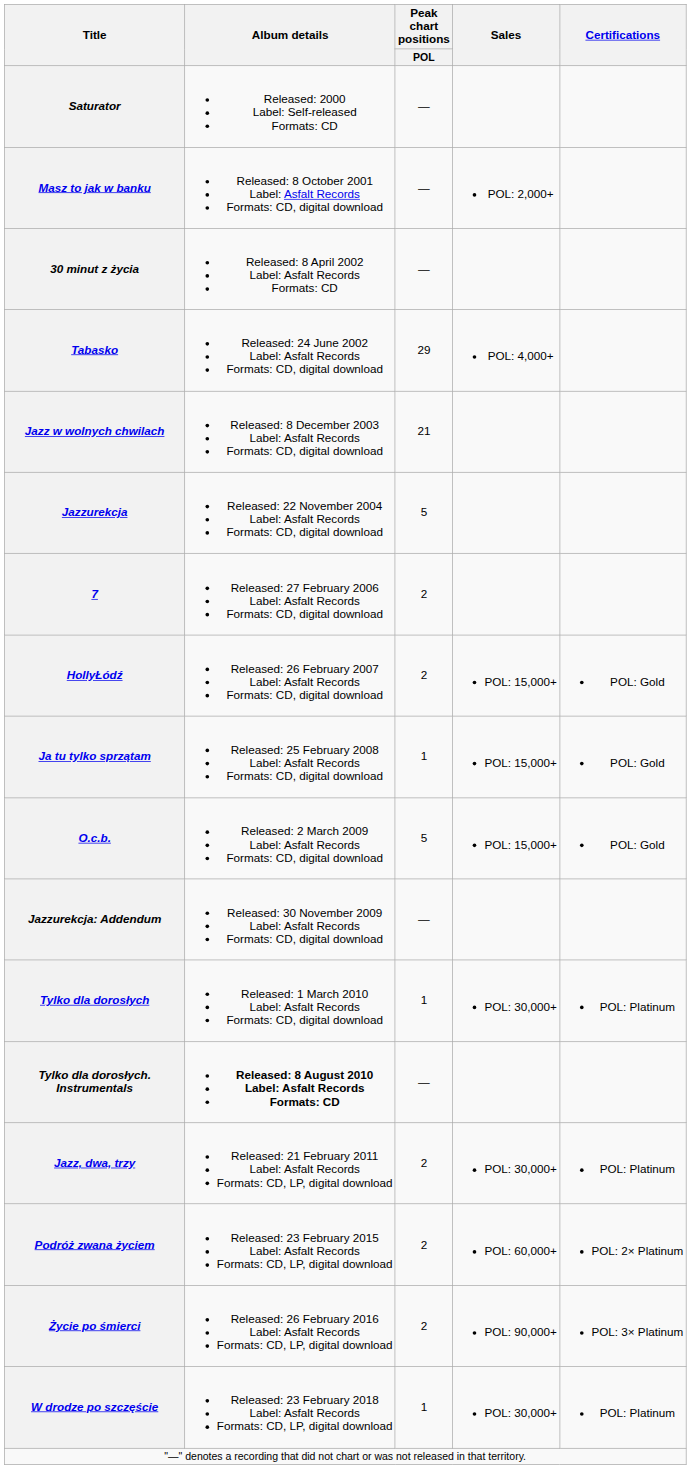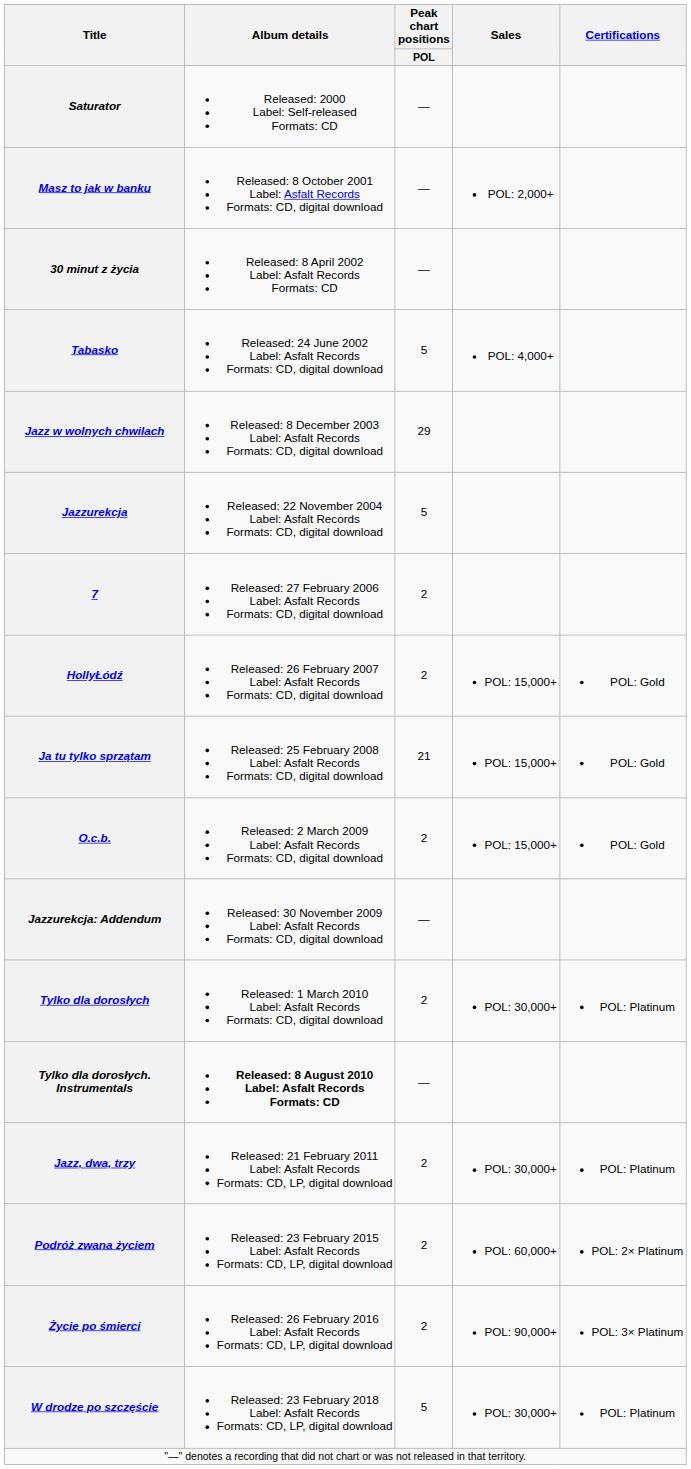(424, 350) 29 -> (424, 350) 5
(424, 431) 21 -> (424, 431) 29
(424, 756) 1 -> (424, 756) 21
(424, 838) 5 -> (424, 838) 2
(424, 1000) 1 -> (424, 1000) 2
(424, 1407) 1 -> (424, 1407) 5
